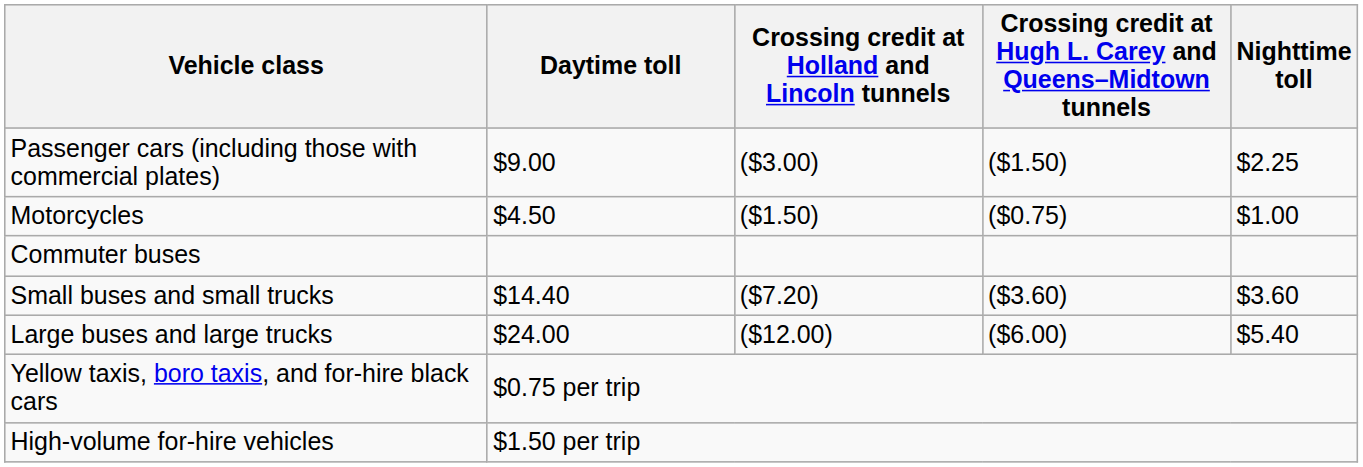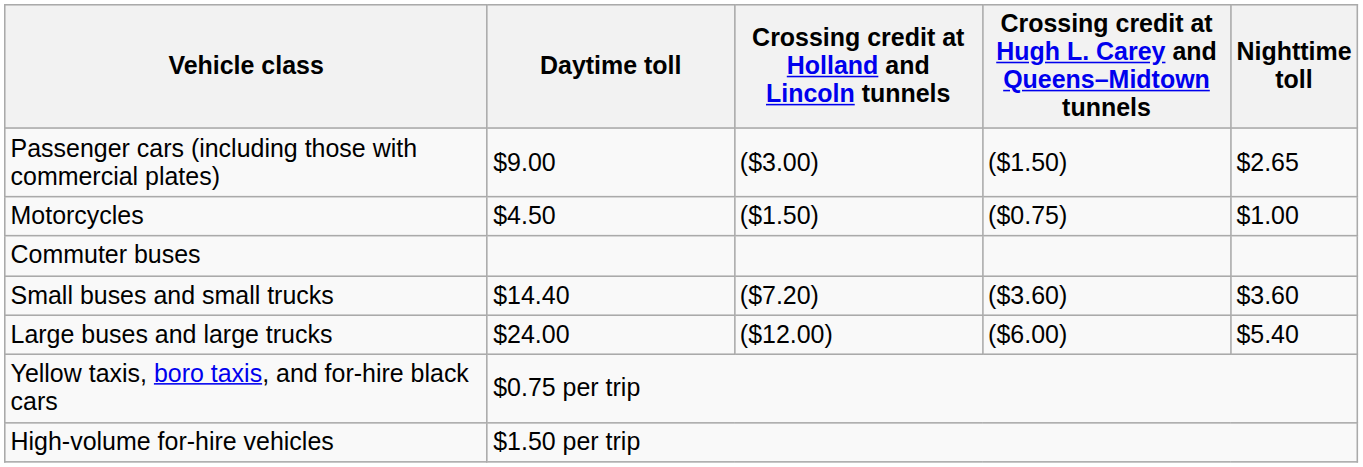(1268, 162) $2.25 -> (1268, 162) $2.65
